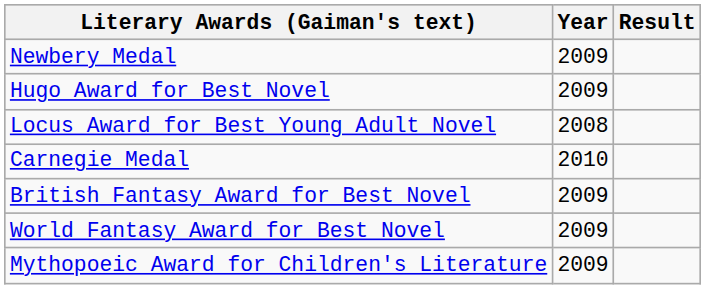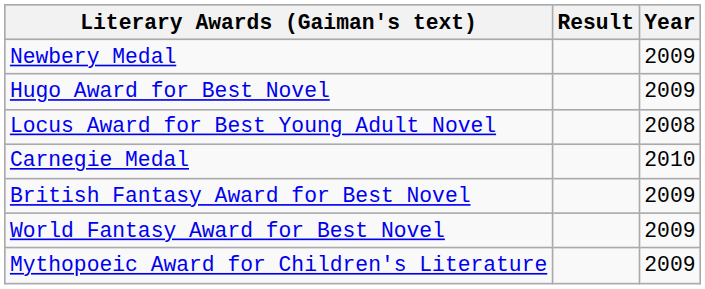columns swapped: (583, 22) <-> (657, 22)
